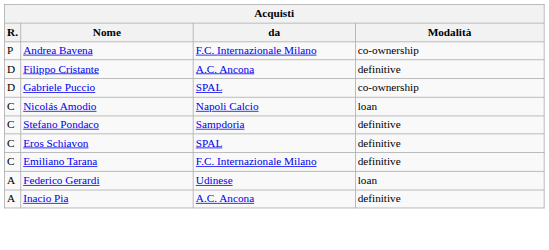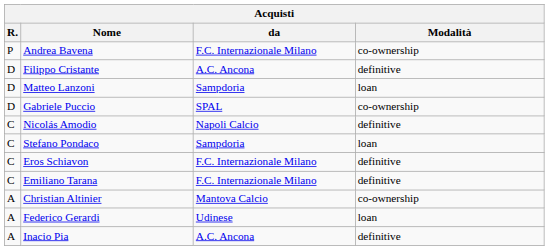+ row: (59, 88)
(367, 106) loan -> (379, 125) definitive
(379, 125) definitive -> (367, 143) loan
(209, 143) SPAL -> (256, 162) F.C. Internazionale Milano
+ row: (62, 199)
